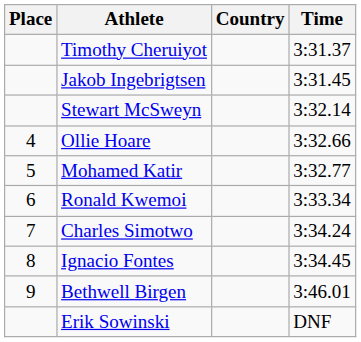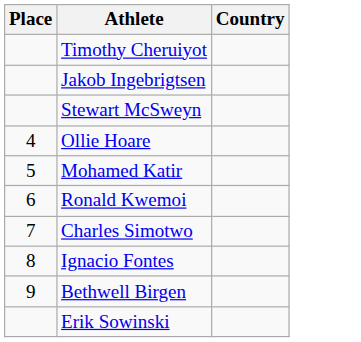- column: (322, 19)
